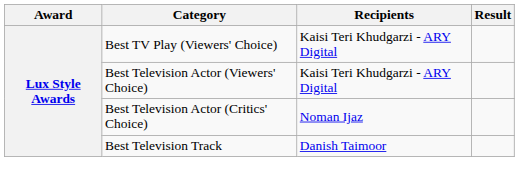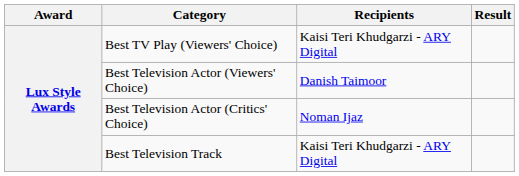(375, 80) Kaisi Teri Khudgarzi - ARY Digital -> (343, 80) Danish Taimoor
(343, 145) Danish Taimoor -> (375, 153) Kaisi Teri Khudgarzi - ARY Digital
